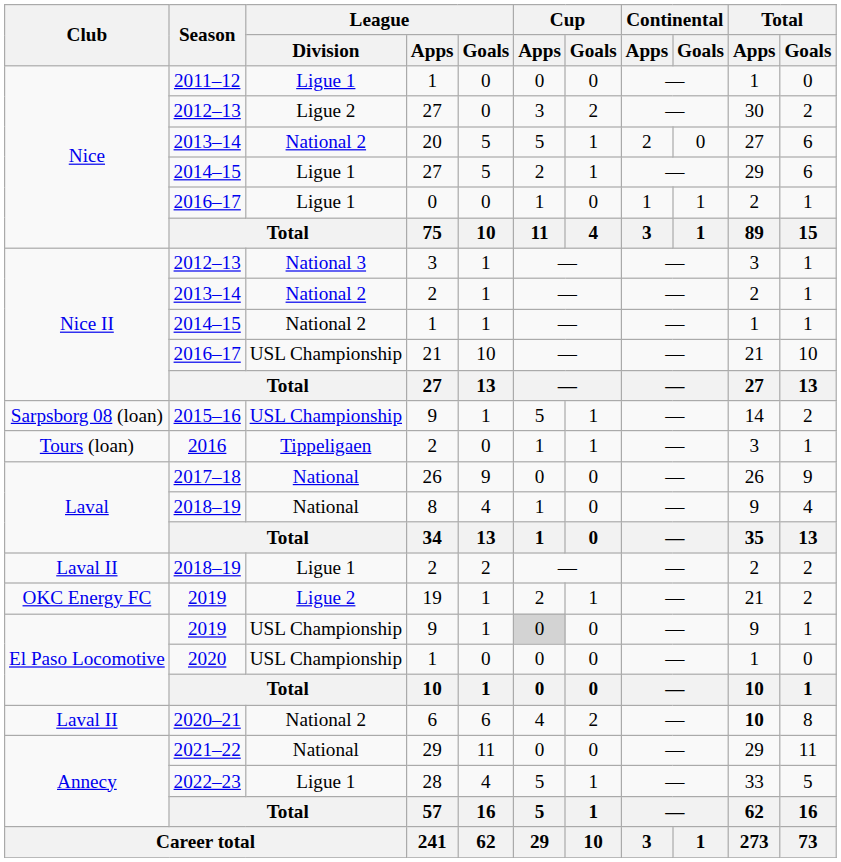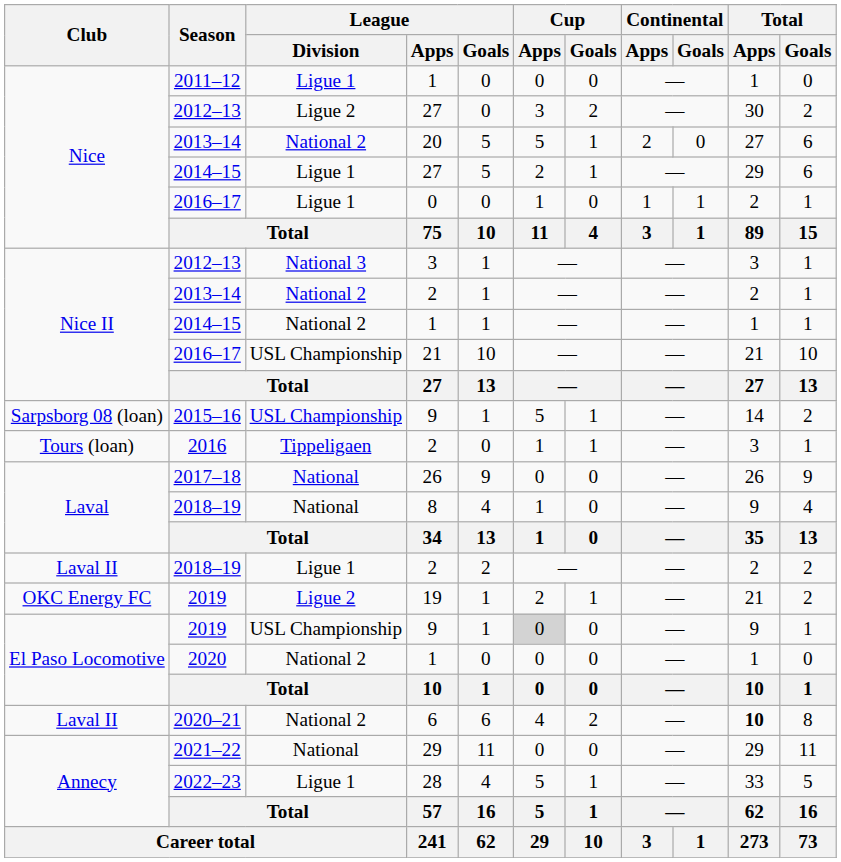(326, 659) USL Championship -> (326, 659) National 2
